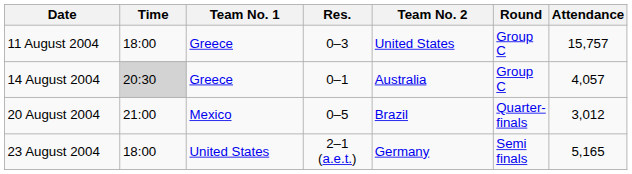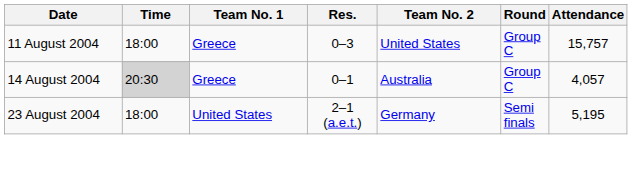- row: (54, 115)
(588, 151) 5,165 -> (588, 115) 5,195
